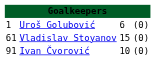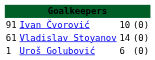rows swapped: (57, 24) <-> (55, 50)
(125, 37) 15 -> (125, 37) 14
